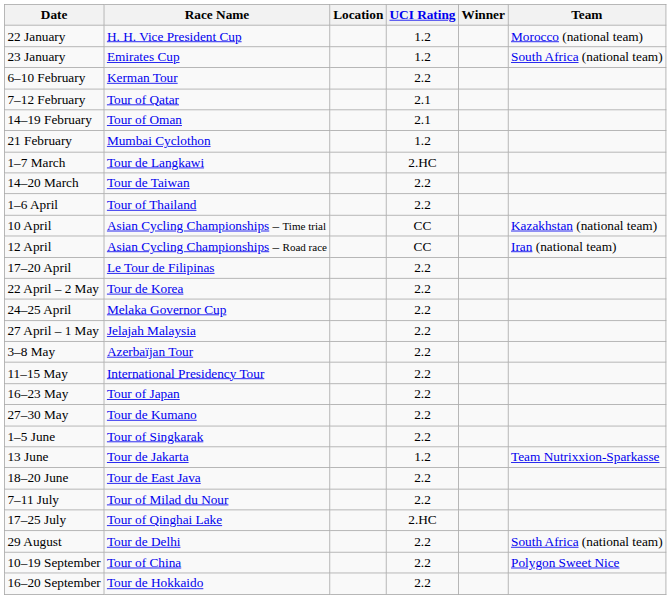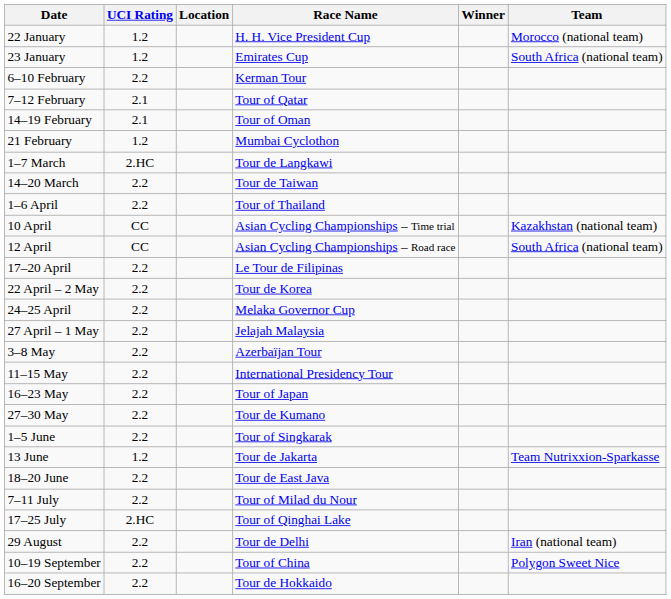columns swapped: (217, 15) <-> (422, 15)
(564, 246) Iran (national team) -> (587, 246) South Africa (national team)
(587, 541) South Africa (national team) -> (564, 541) Iran (national team)
